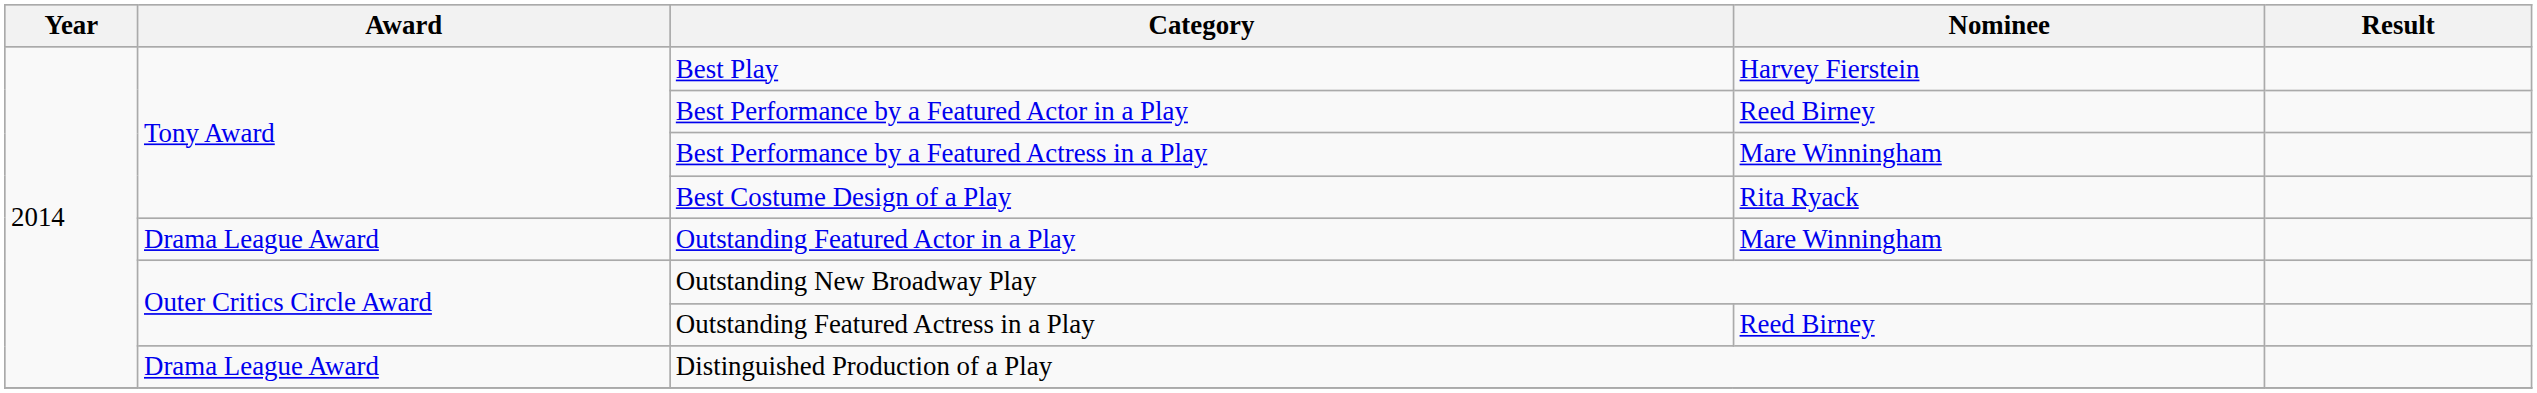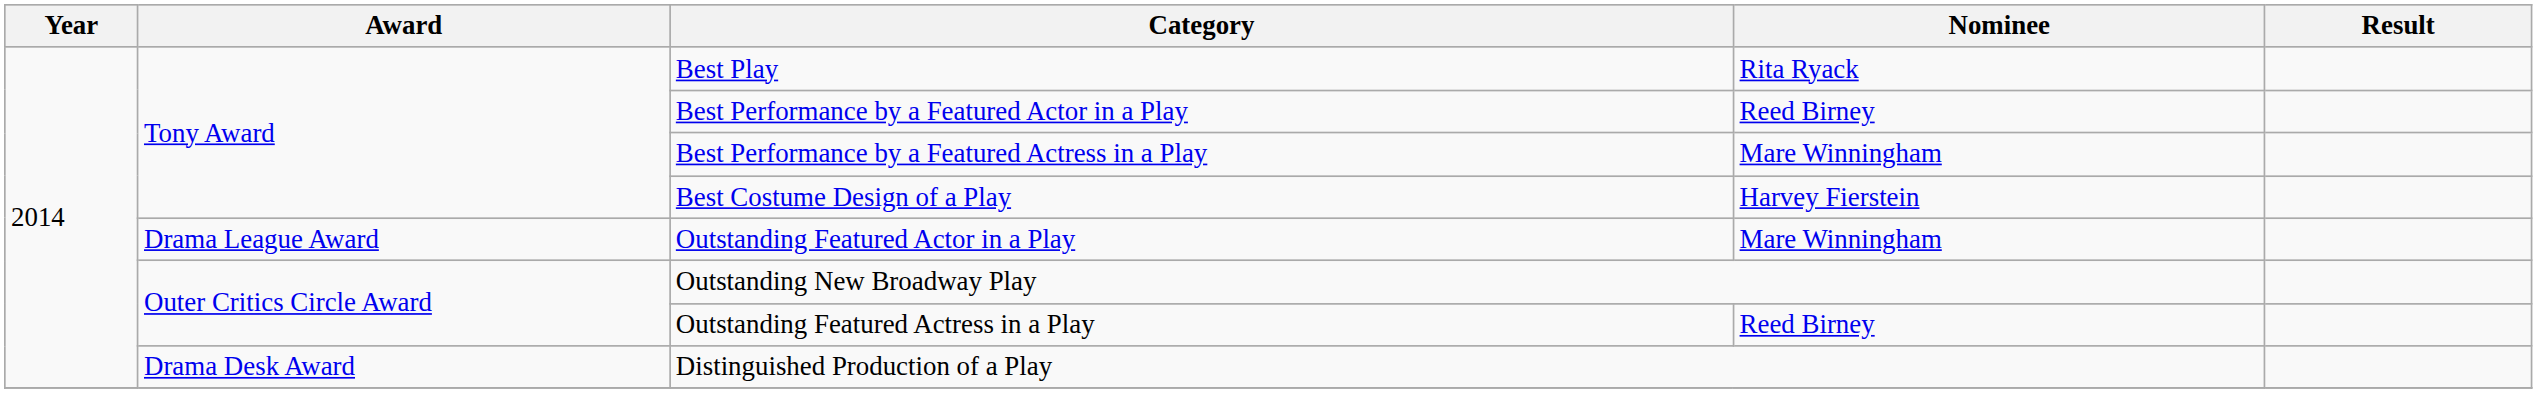(1830, 68) Harvey Fierstein -> (1799, 68) Rita Ryack
(1799, 196) Rita Ryack -> (1830, 196) Harvey Fierstein
(261, 366) Drama League Award -> (250, 366) Drama Desk Award
